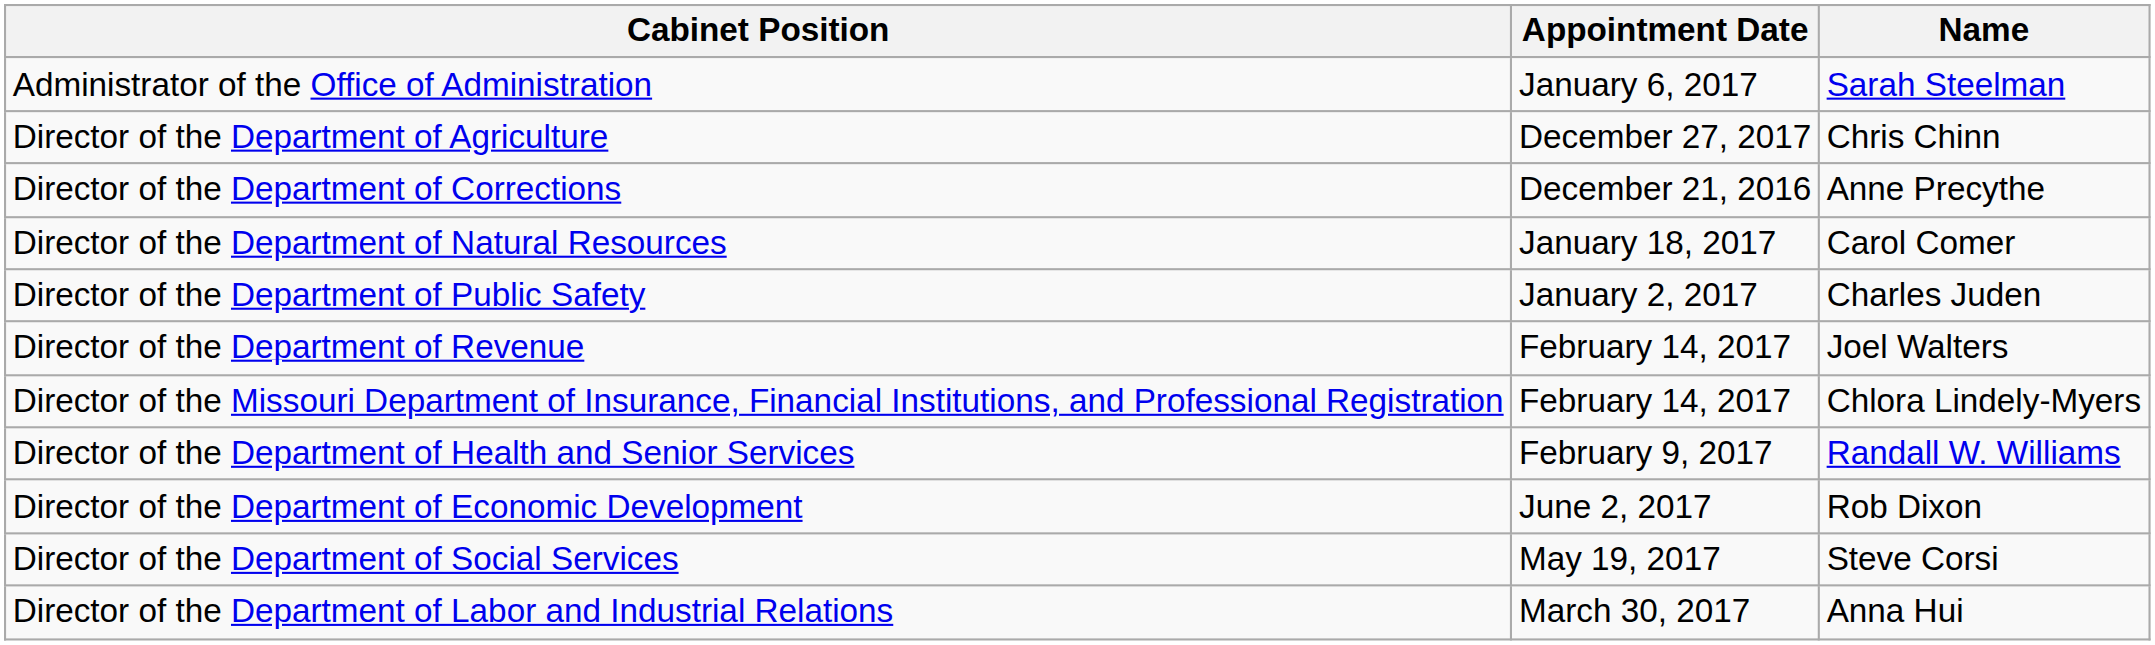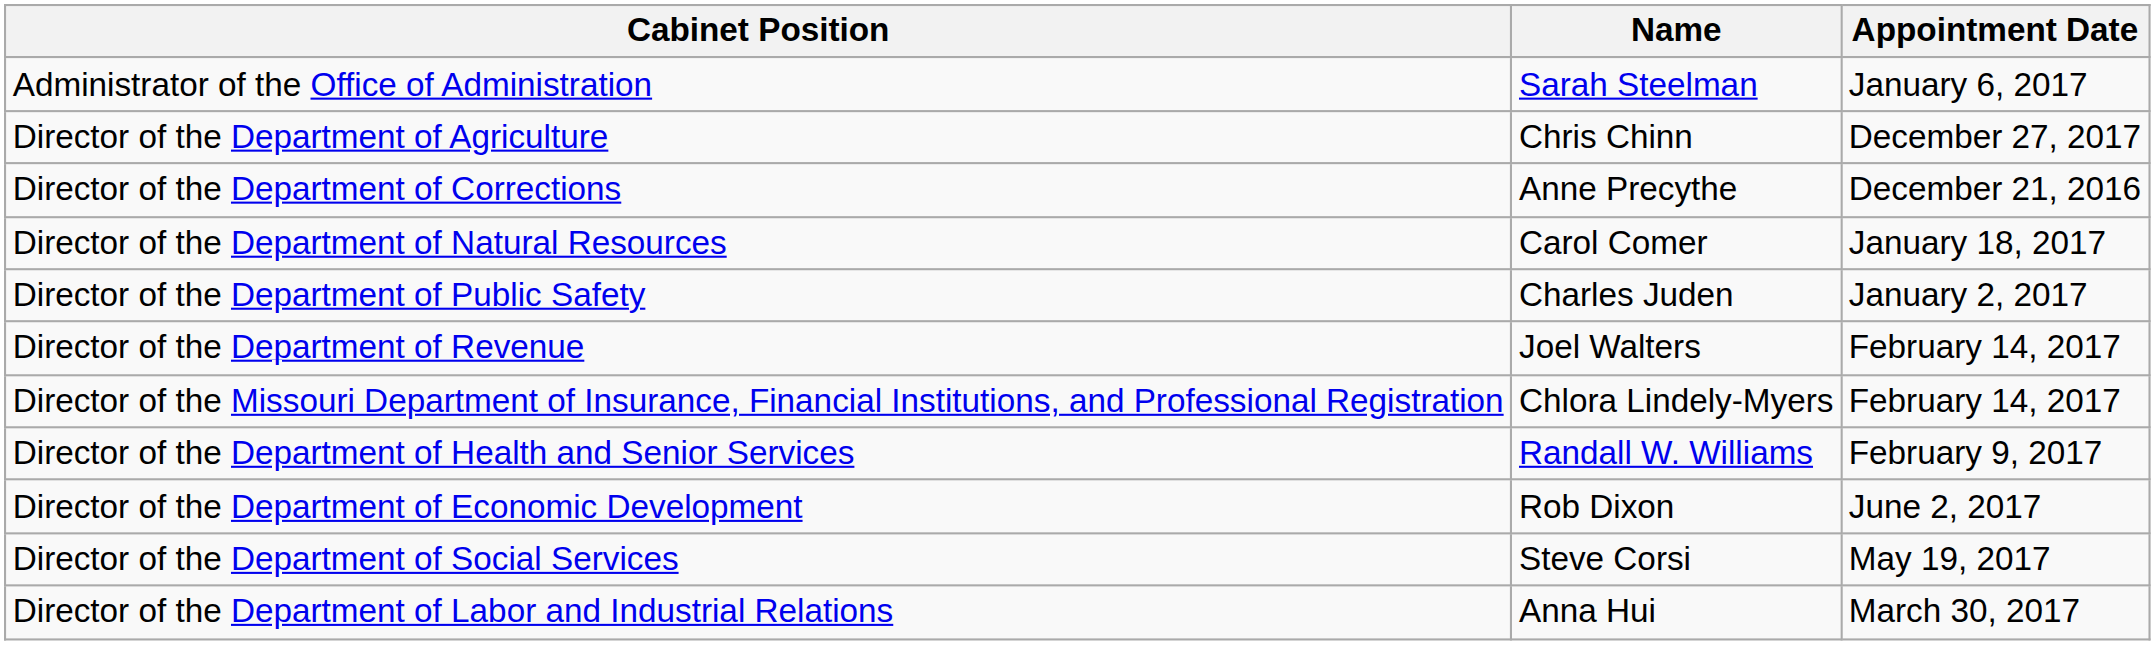columns swapped: (1984, 30) <-> (1665, 30)
